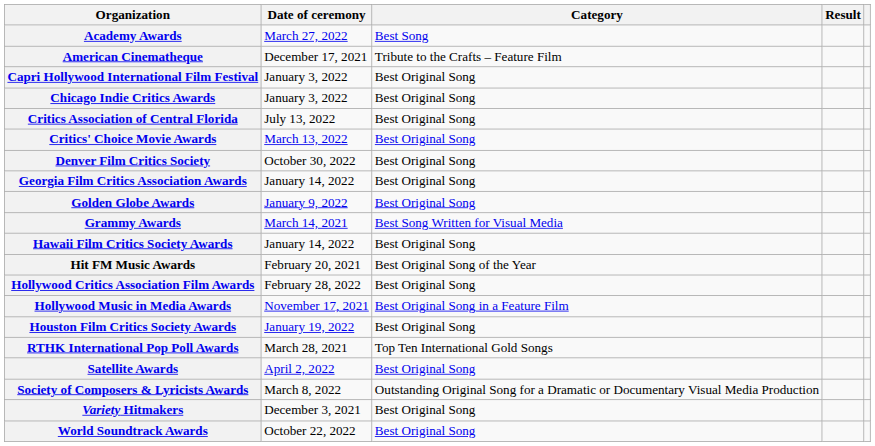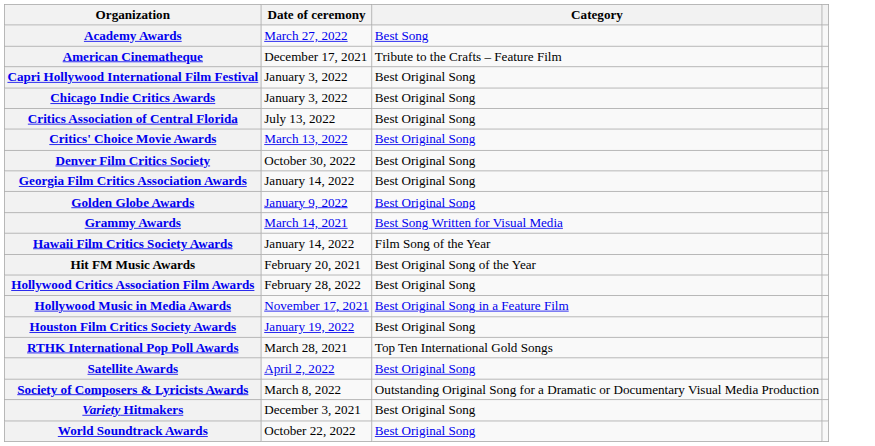- column: (843, 14)
(425, 243) Best Original Song -> (433, 243) Film Song of the Year
